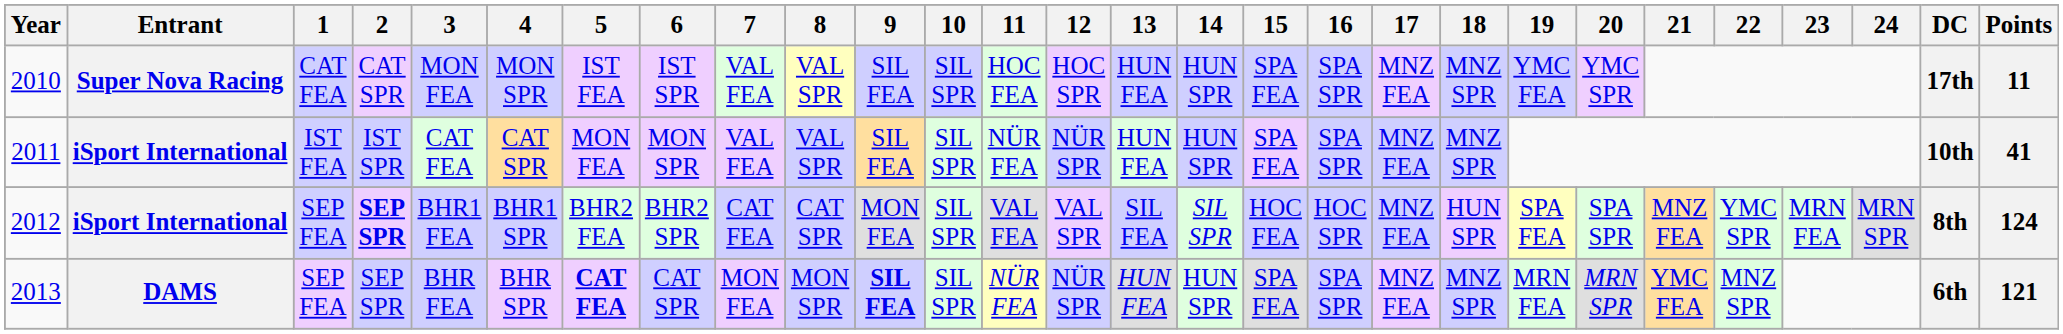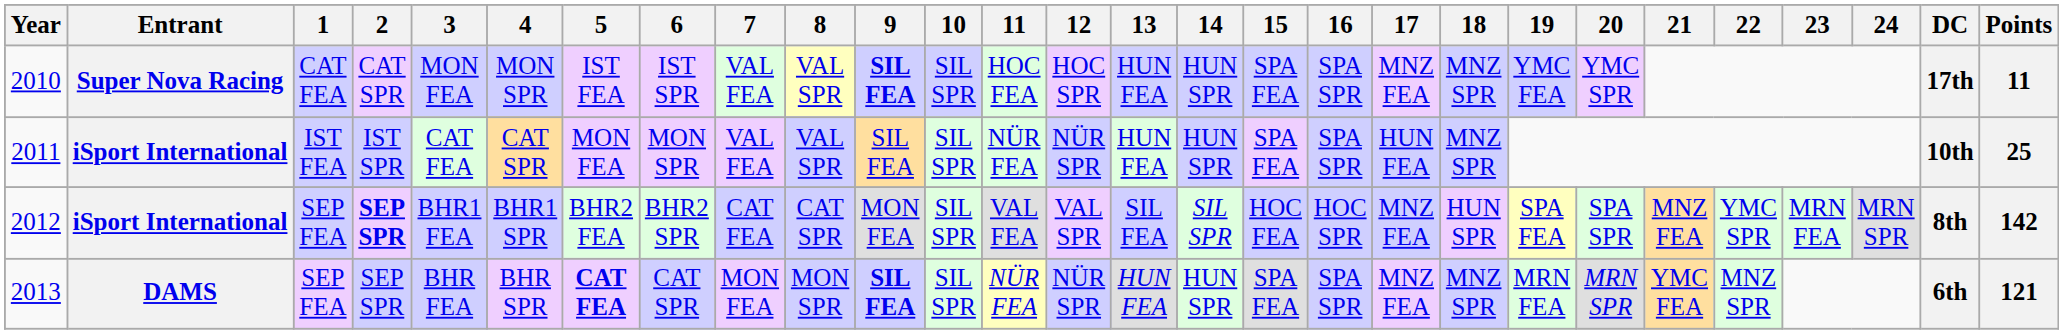(890, 80) normal -> (890, 80) bold
(1406, 151) MNZ FEA -> (1406, 151) HUN FEA
(2019, 151) 41 -> (2019, 151) 25
(2019, 222) 124 -> (2019, 222) 142
